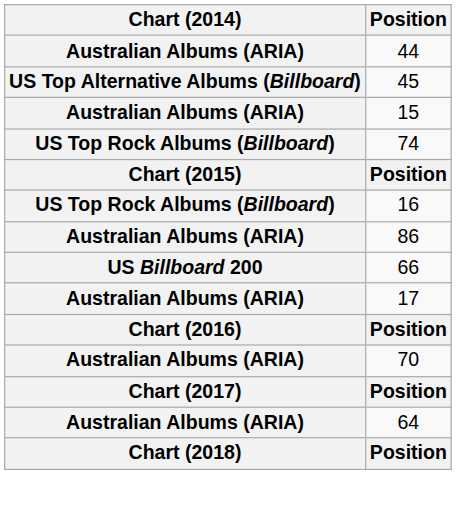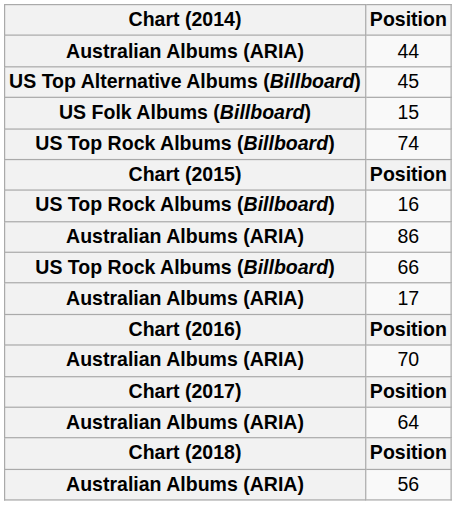(185, 112) Australian Albums (ARIA) -> (185, 112) US Folk Albums (Billboard)
(185, 267) US Billboard 200 -> (185, 267) US Top Rock Albums (Billboard)
+ row: (408, 484)
